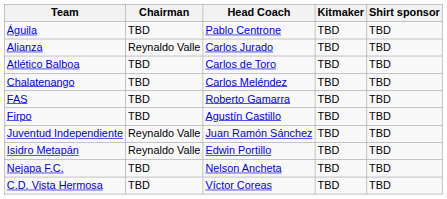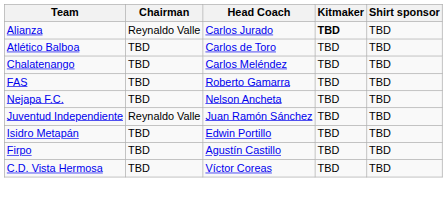- row: (22, 30)
(328, 47) normal -> (329, 30) bold
rows swapped: (19, 116) <-> (35, 168)
(164, 151) Reynaldo Valle -> (139, 133) TBD
